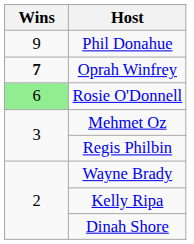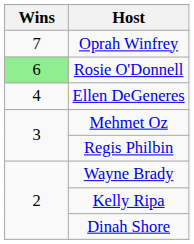- row: (127, 43)
(37, 69) bold -> (37, 43) normal
+ row: (129, 95)
